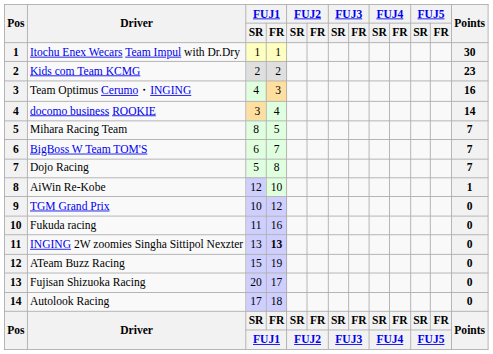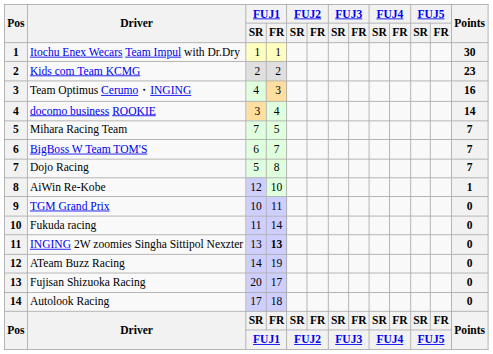(256, 129) 8 -> (256, 129) 7
(277, 206) 12 -> (277, 206) 11
(277, 225) 16 -> (277, 225) 14
(256, 263) 15 -> (256, 263) 14
